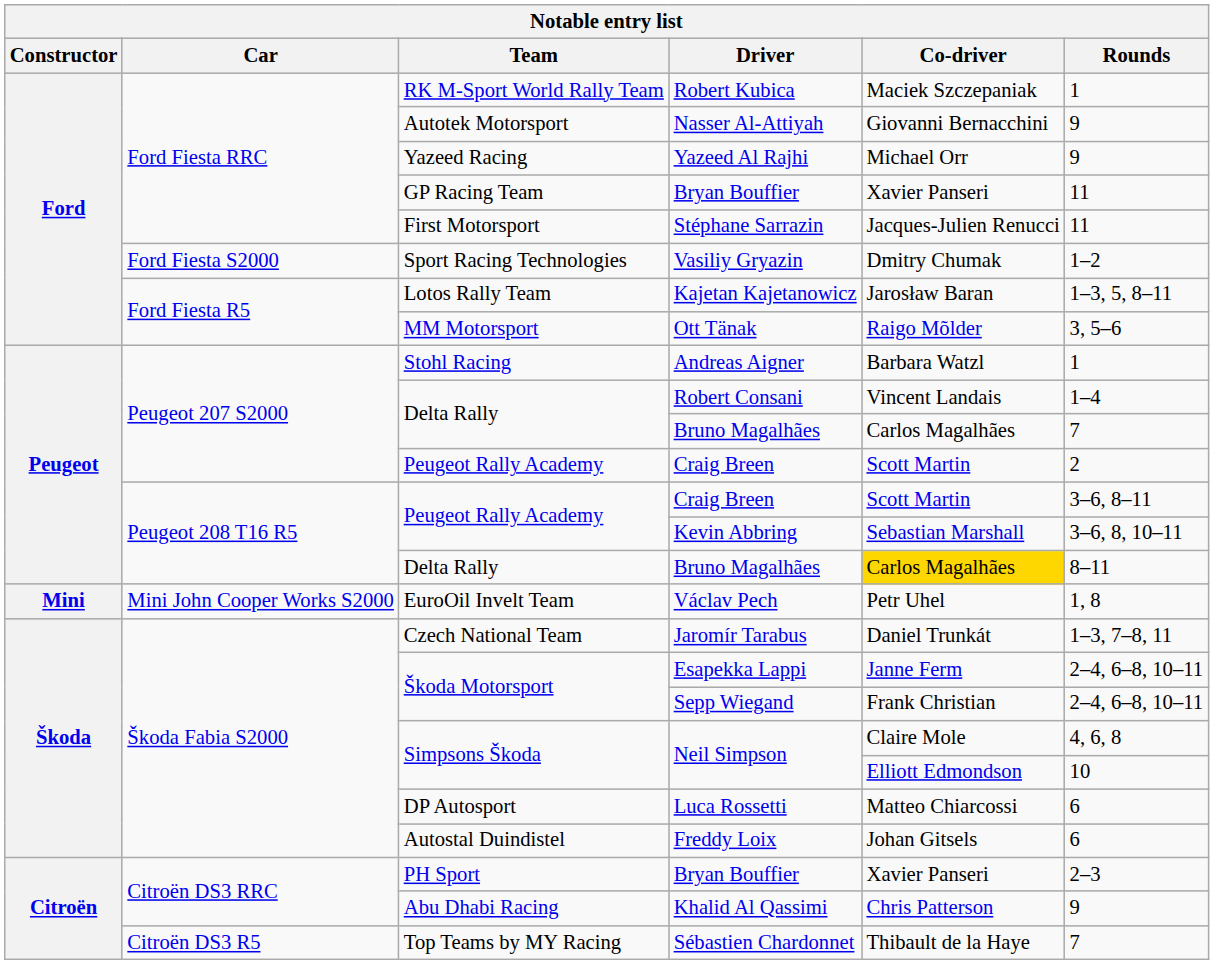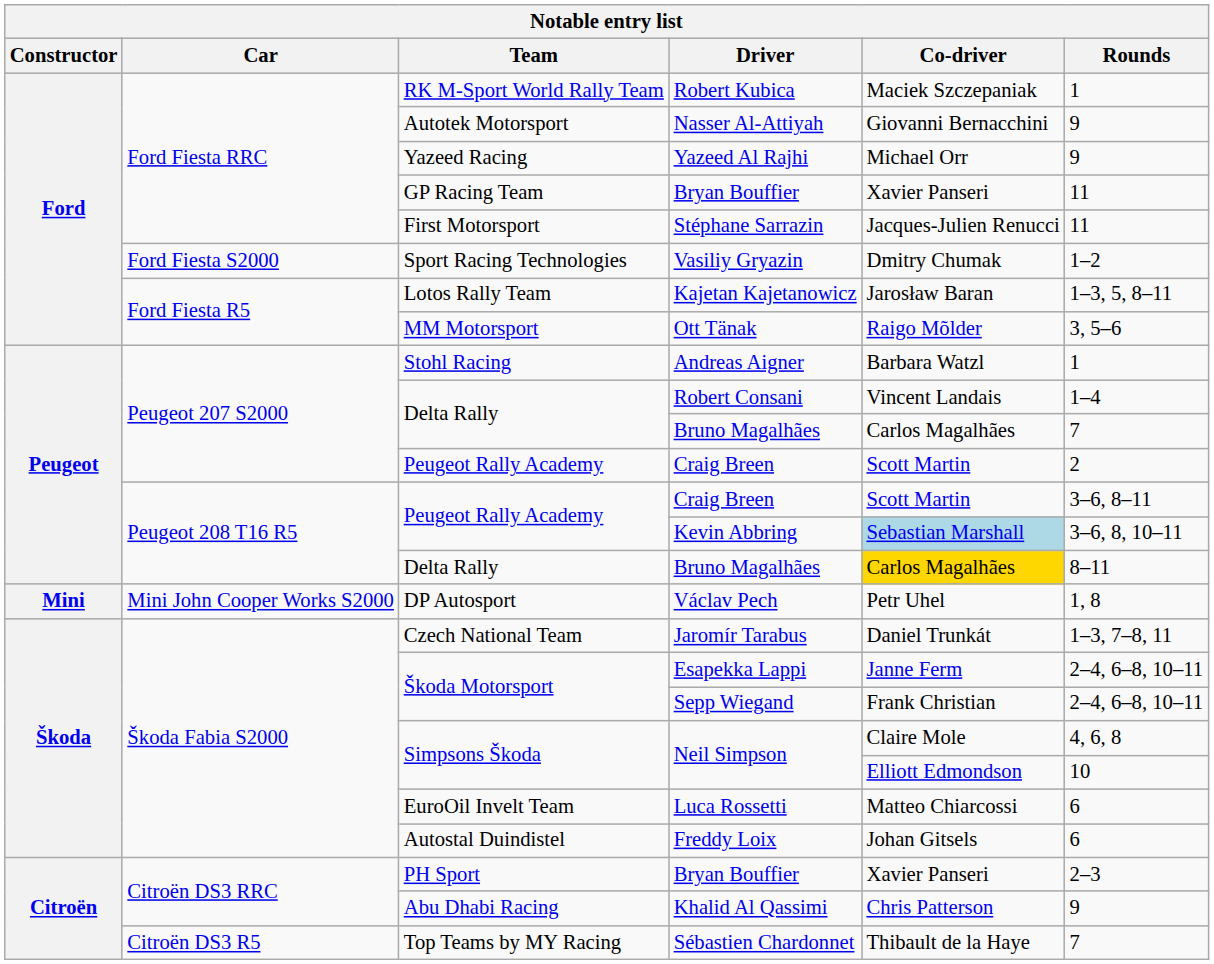(945, 532) no background -> (945, 532) lightblue background
(489, 600) EuroOil Invelt Team -> (460, 600) DP Autosport
(460, 805) DP Autosport -> (489, 805) EuroOil Invelt Team
